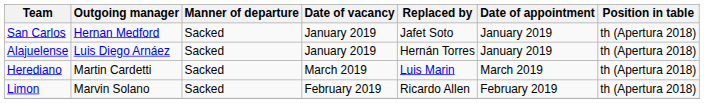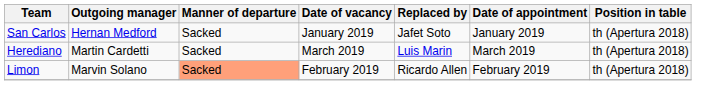- row: (38, 51)
(204, 88) no background -> (202, 70) lightsalmon background
